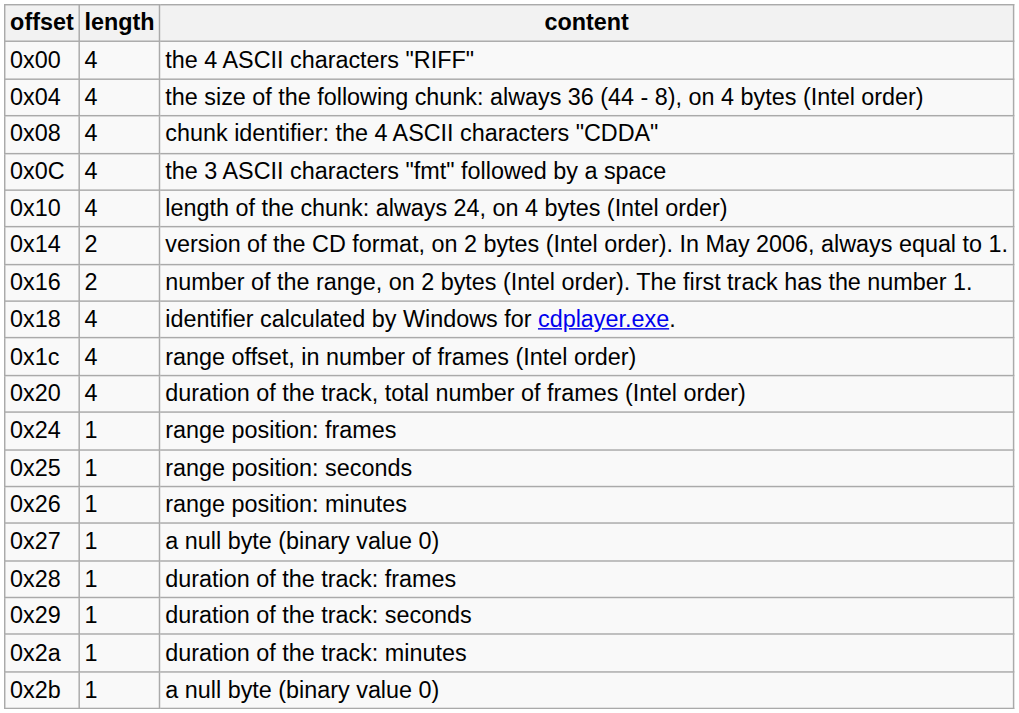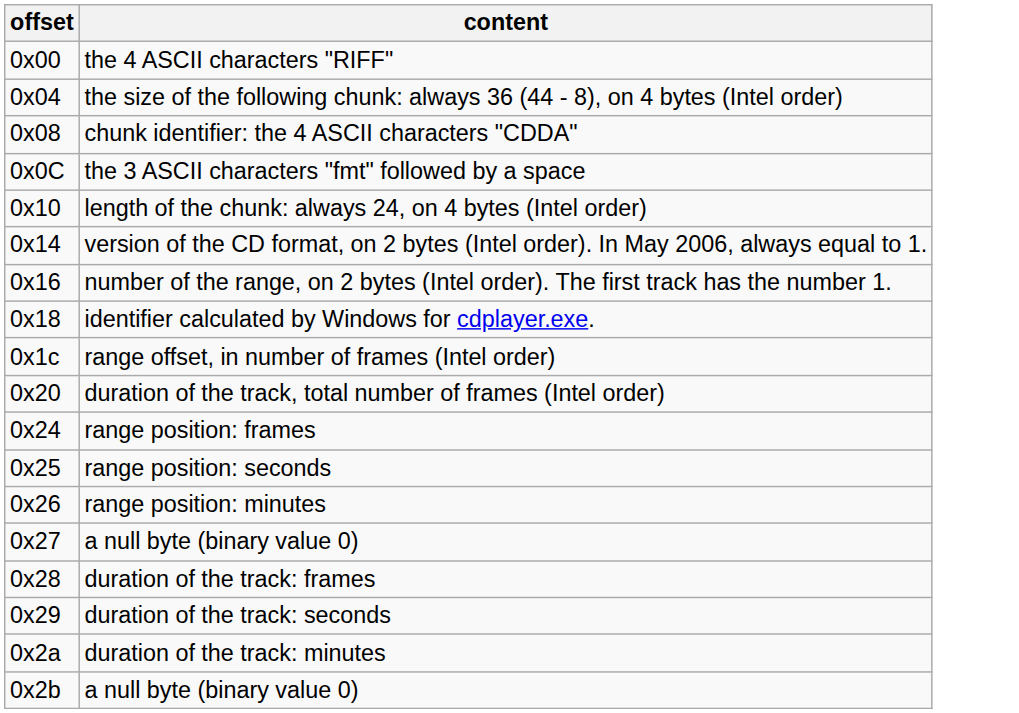- column: (120, 23)
